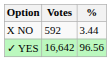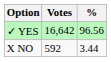rows swapped: (23, 48) <-> (20, 30)
